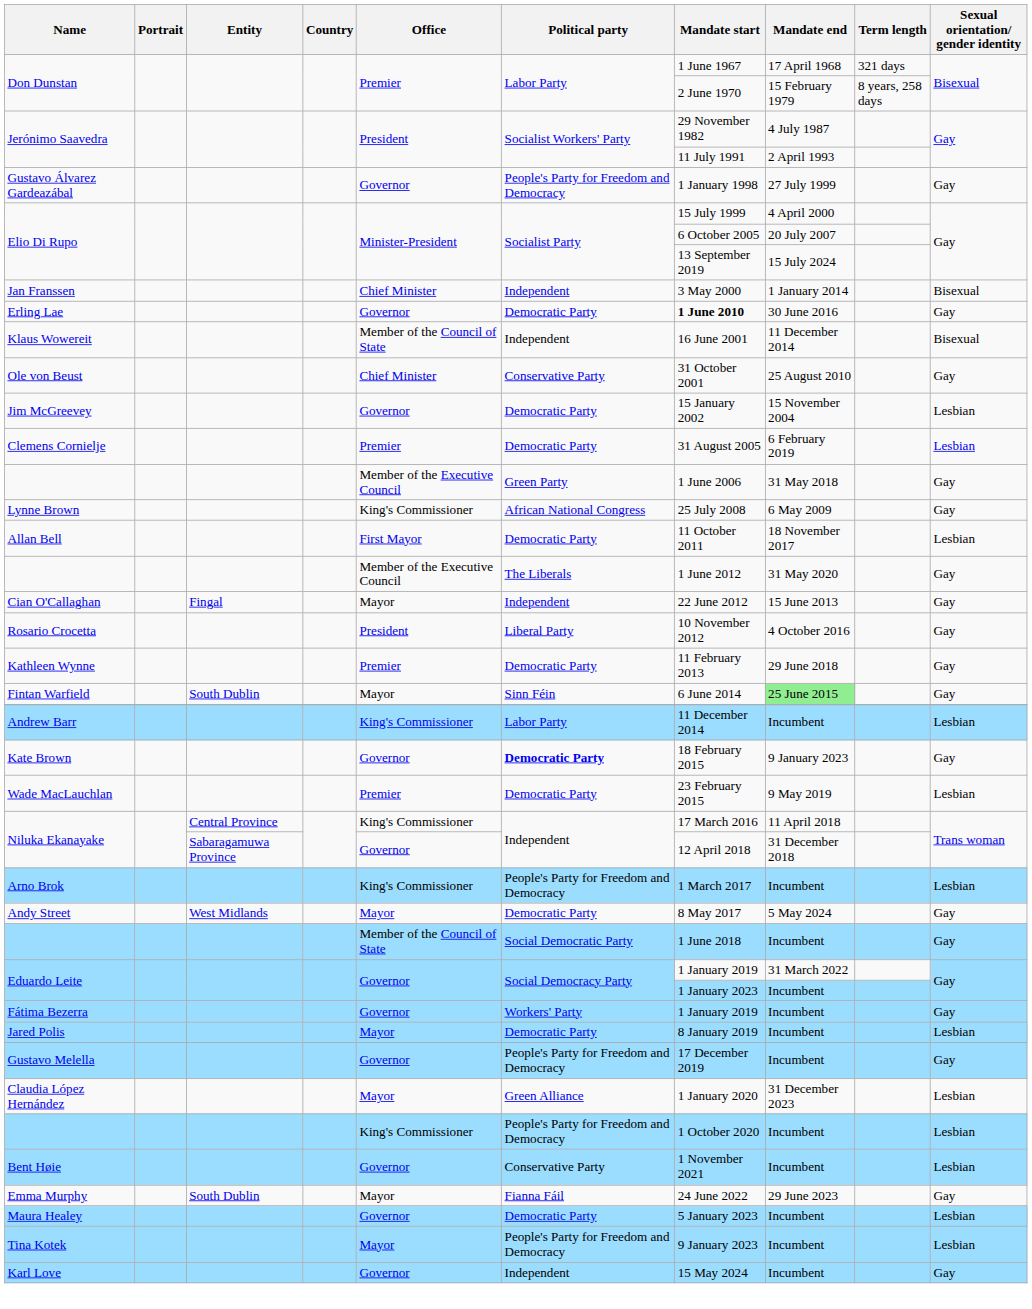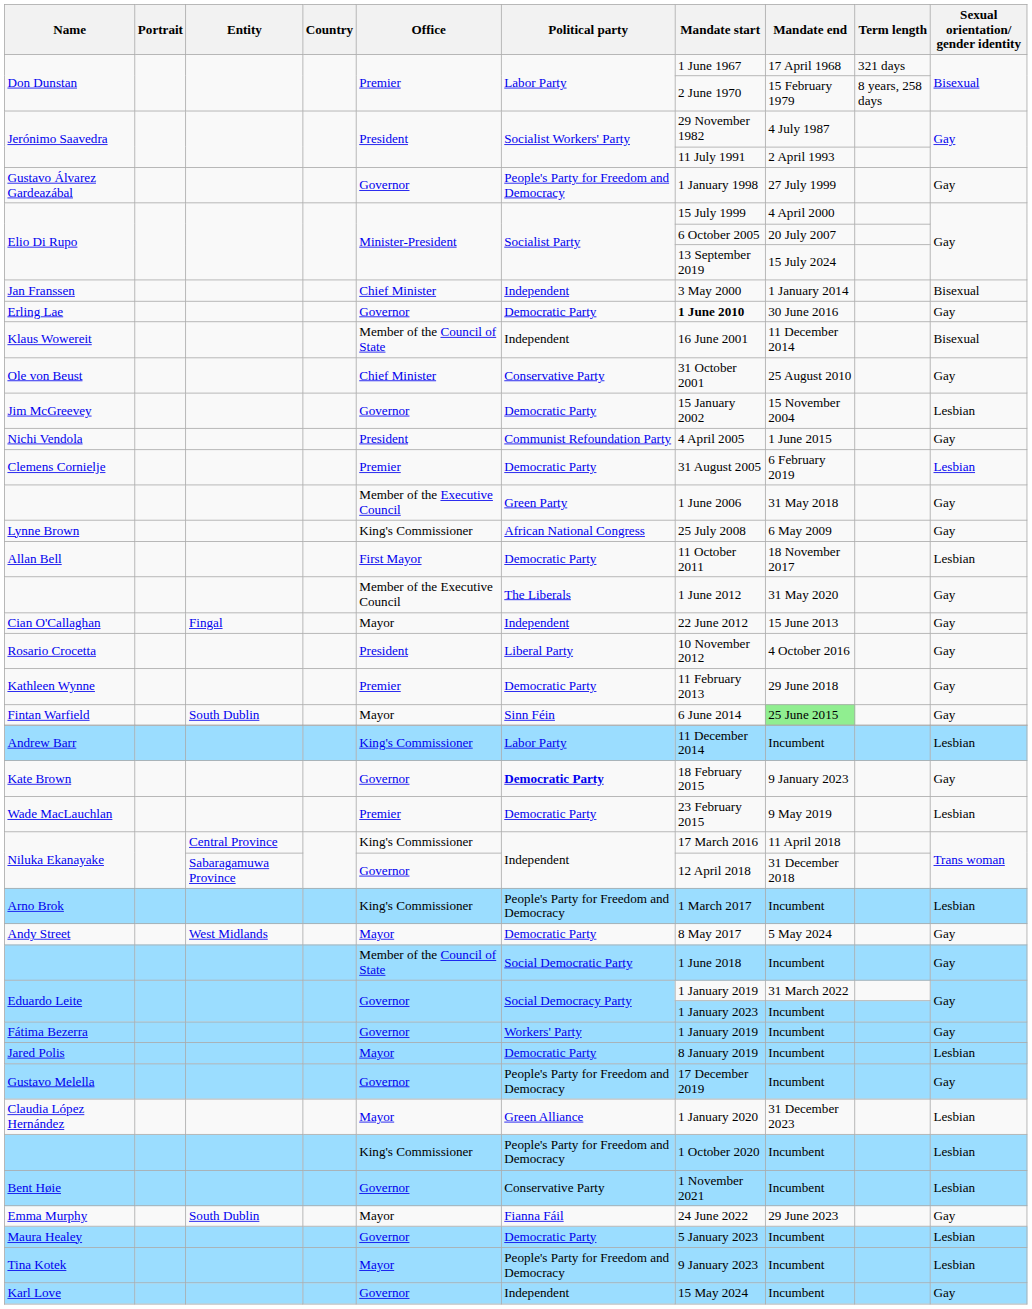+ row: (45, 439)
